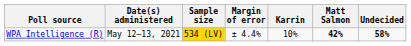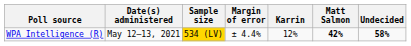(290, 34) 10% -> (290, 34) 12%
